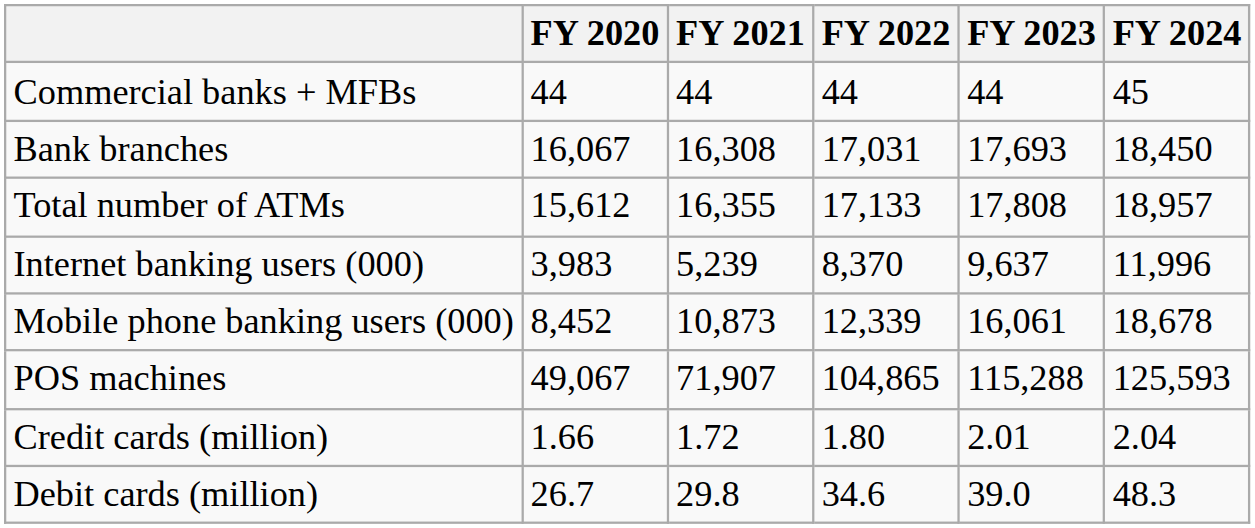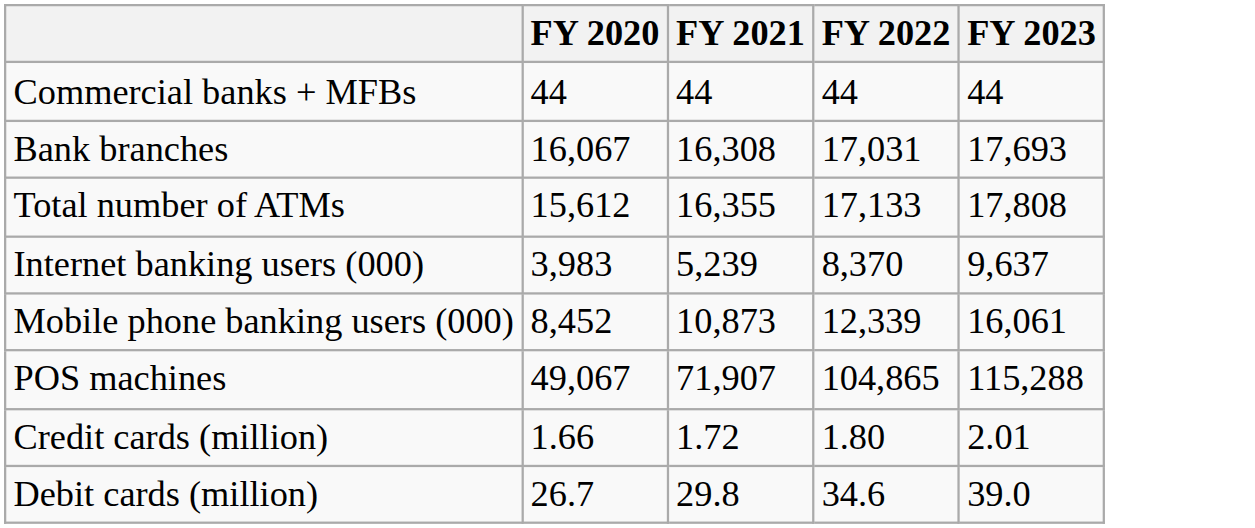- column: (1177, 33)
